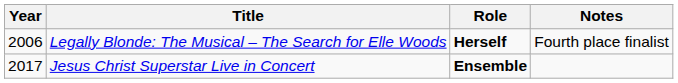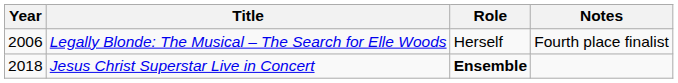(480, 41) bold -> (478, 41) normal
(25, 66) 2017 -> (25, 66) 2018
